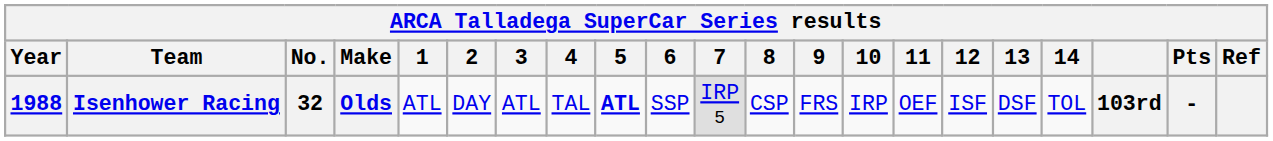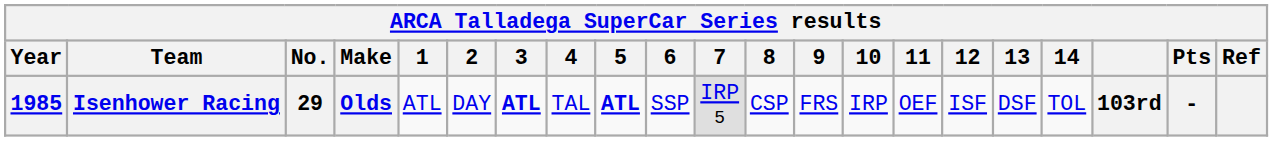(36, 105) 1988 -> (36, 105) 1985
(310, 105) 32 -> (310, 105) 29
(521, 105) normal -> (521, 105) bold
